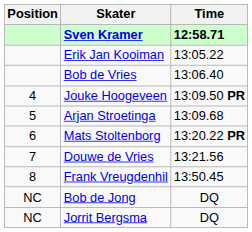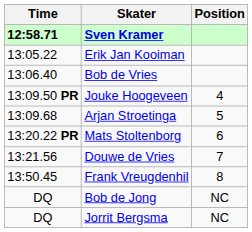columns swapped: (33, 14) <-> (209, 14)
